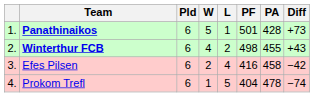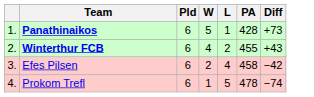- column: (248, 13)
